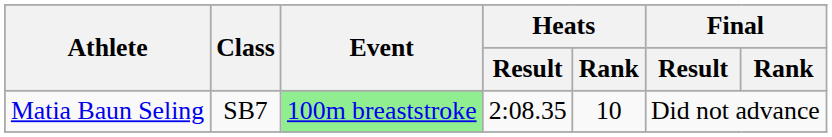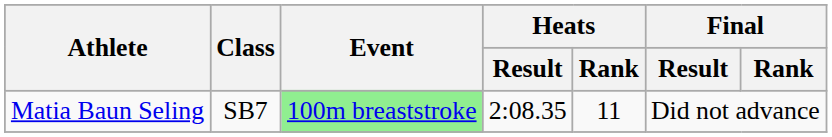(609, 111) 10 -> (609, 111) 11
